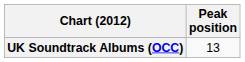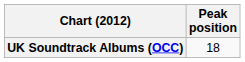(213, 47) 13 -> (213, 47) 18
